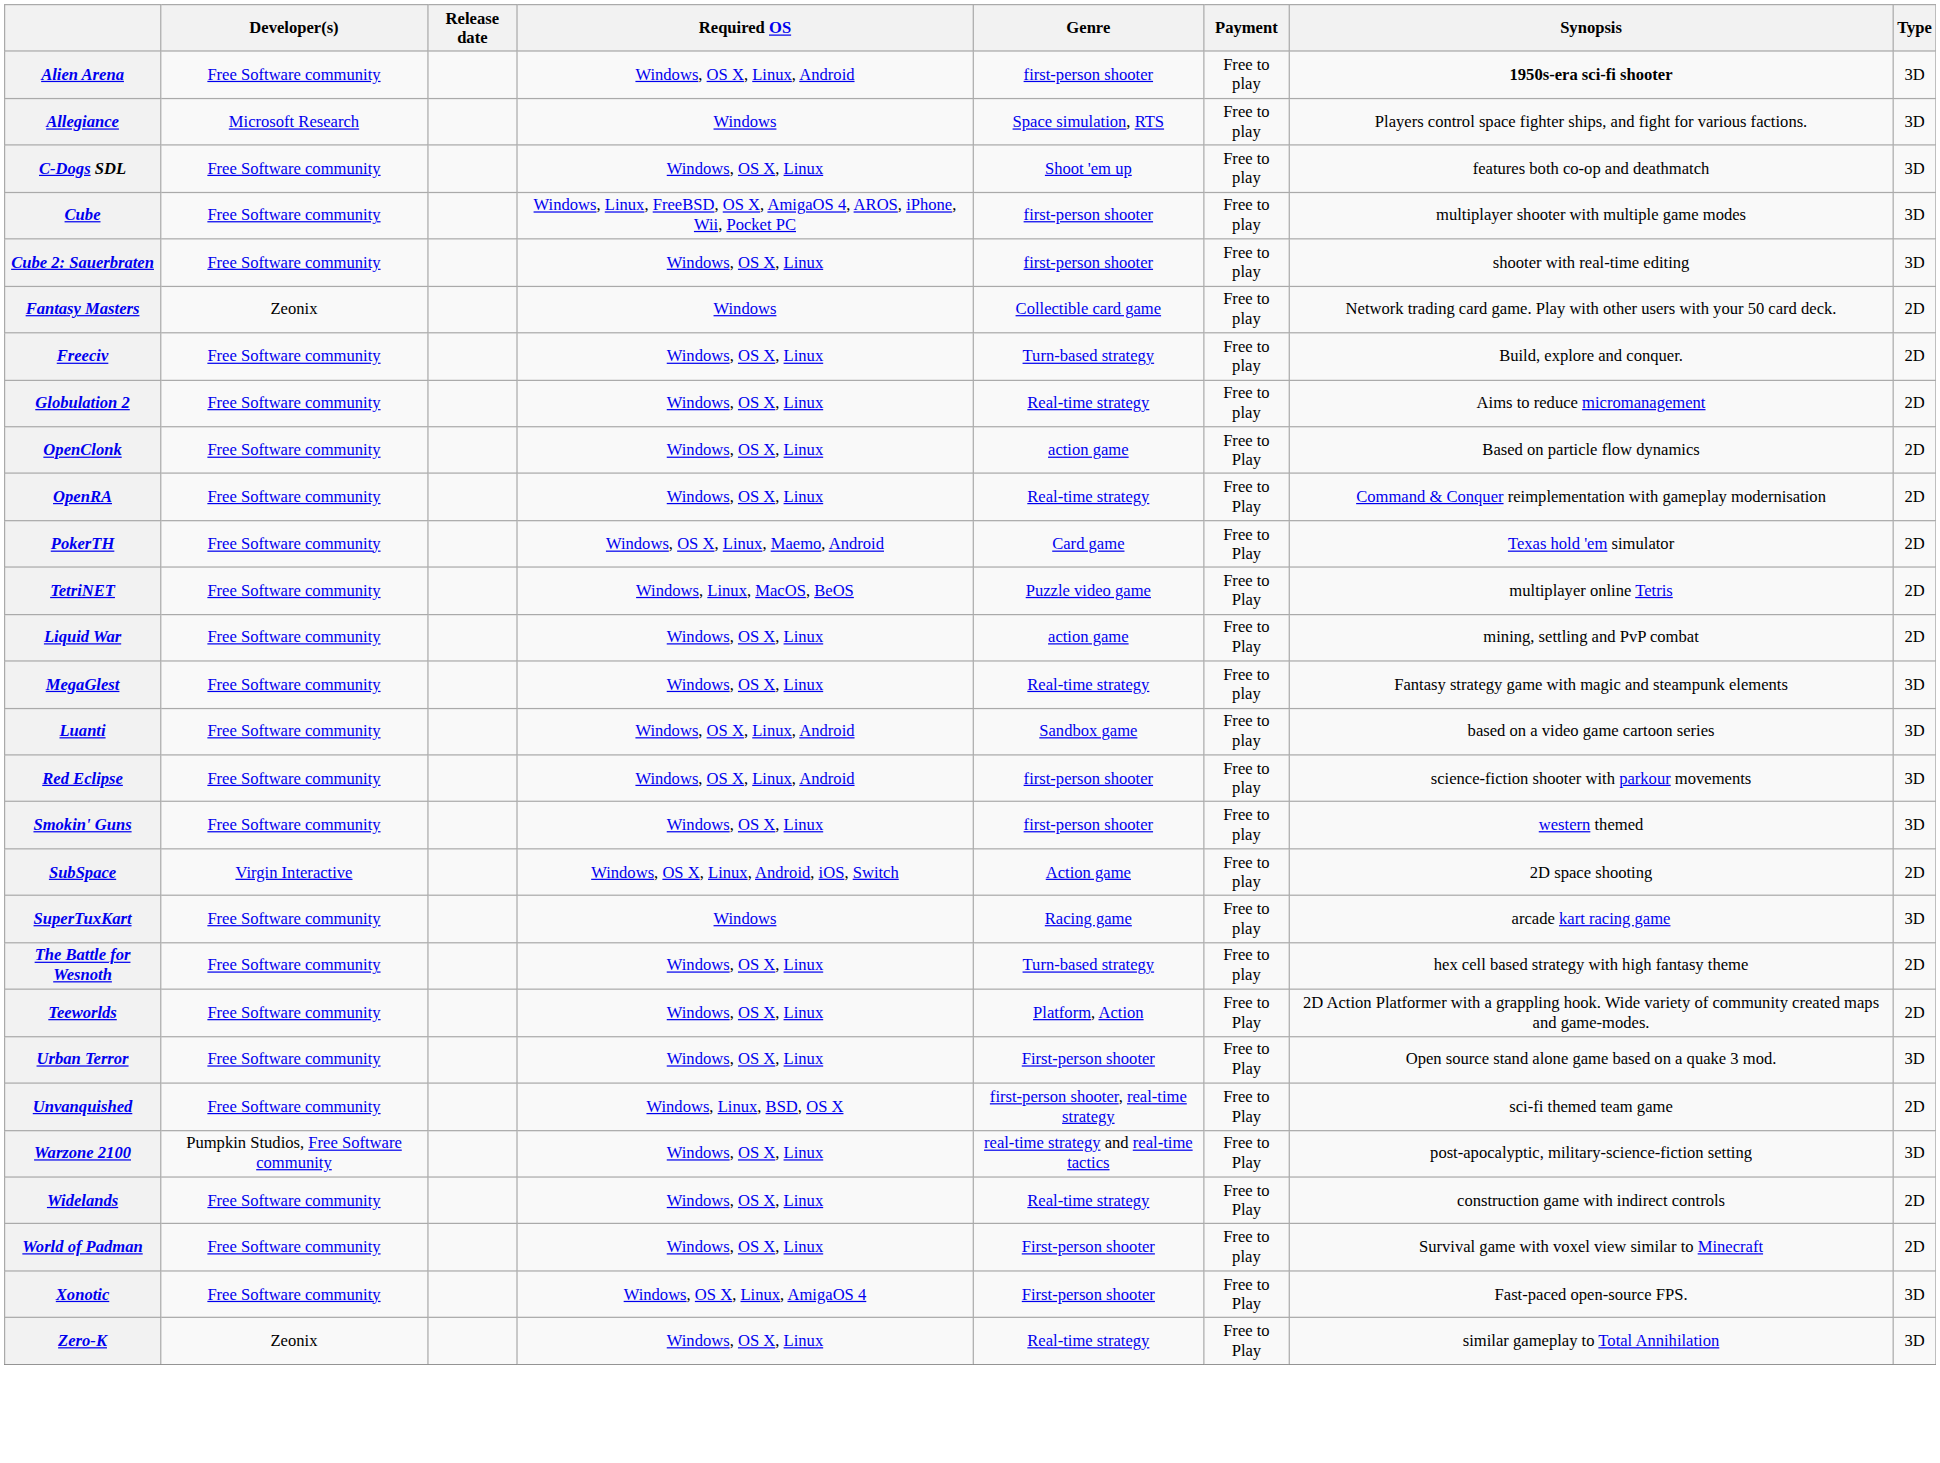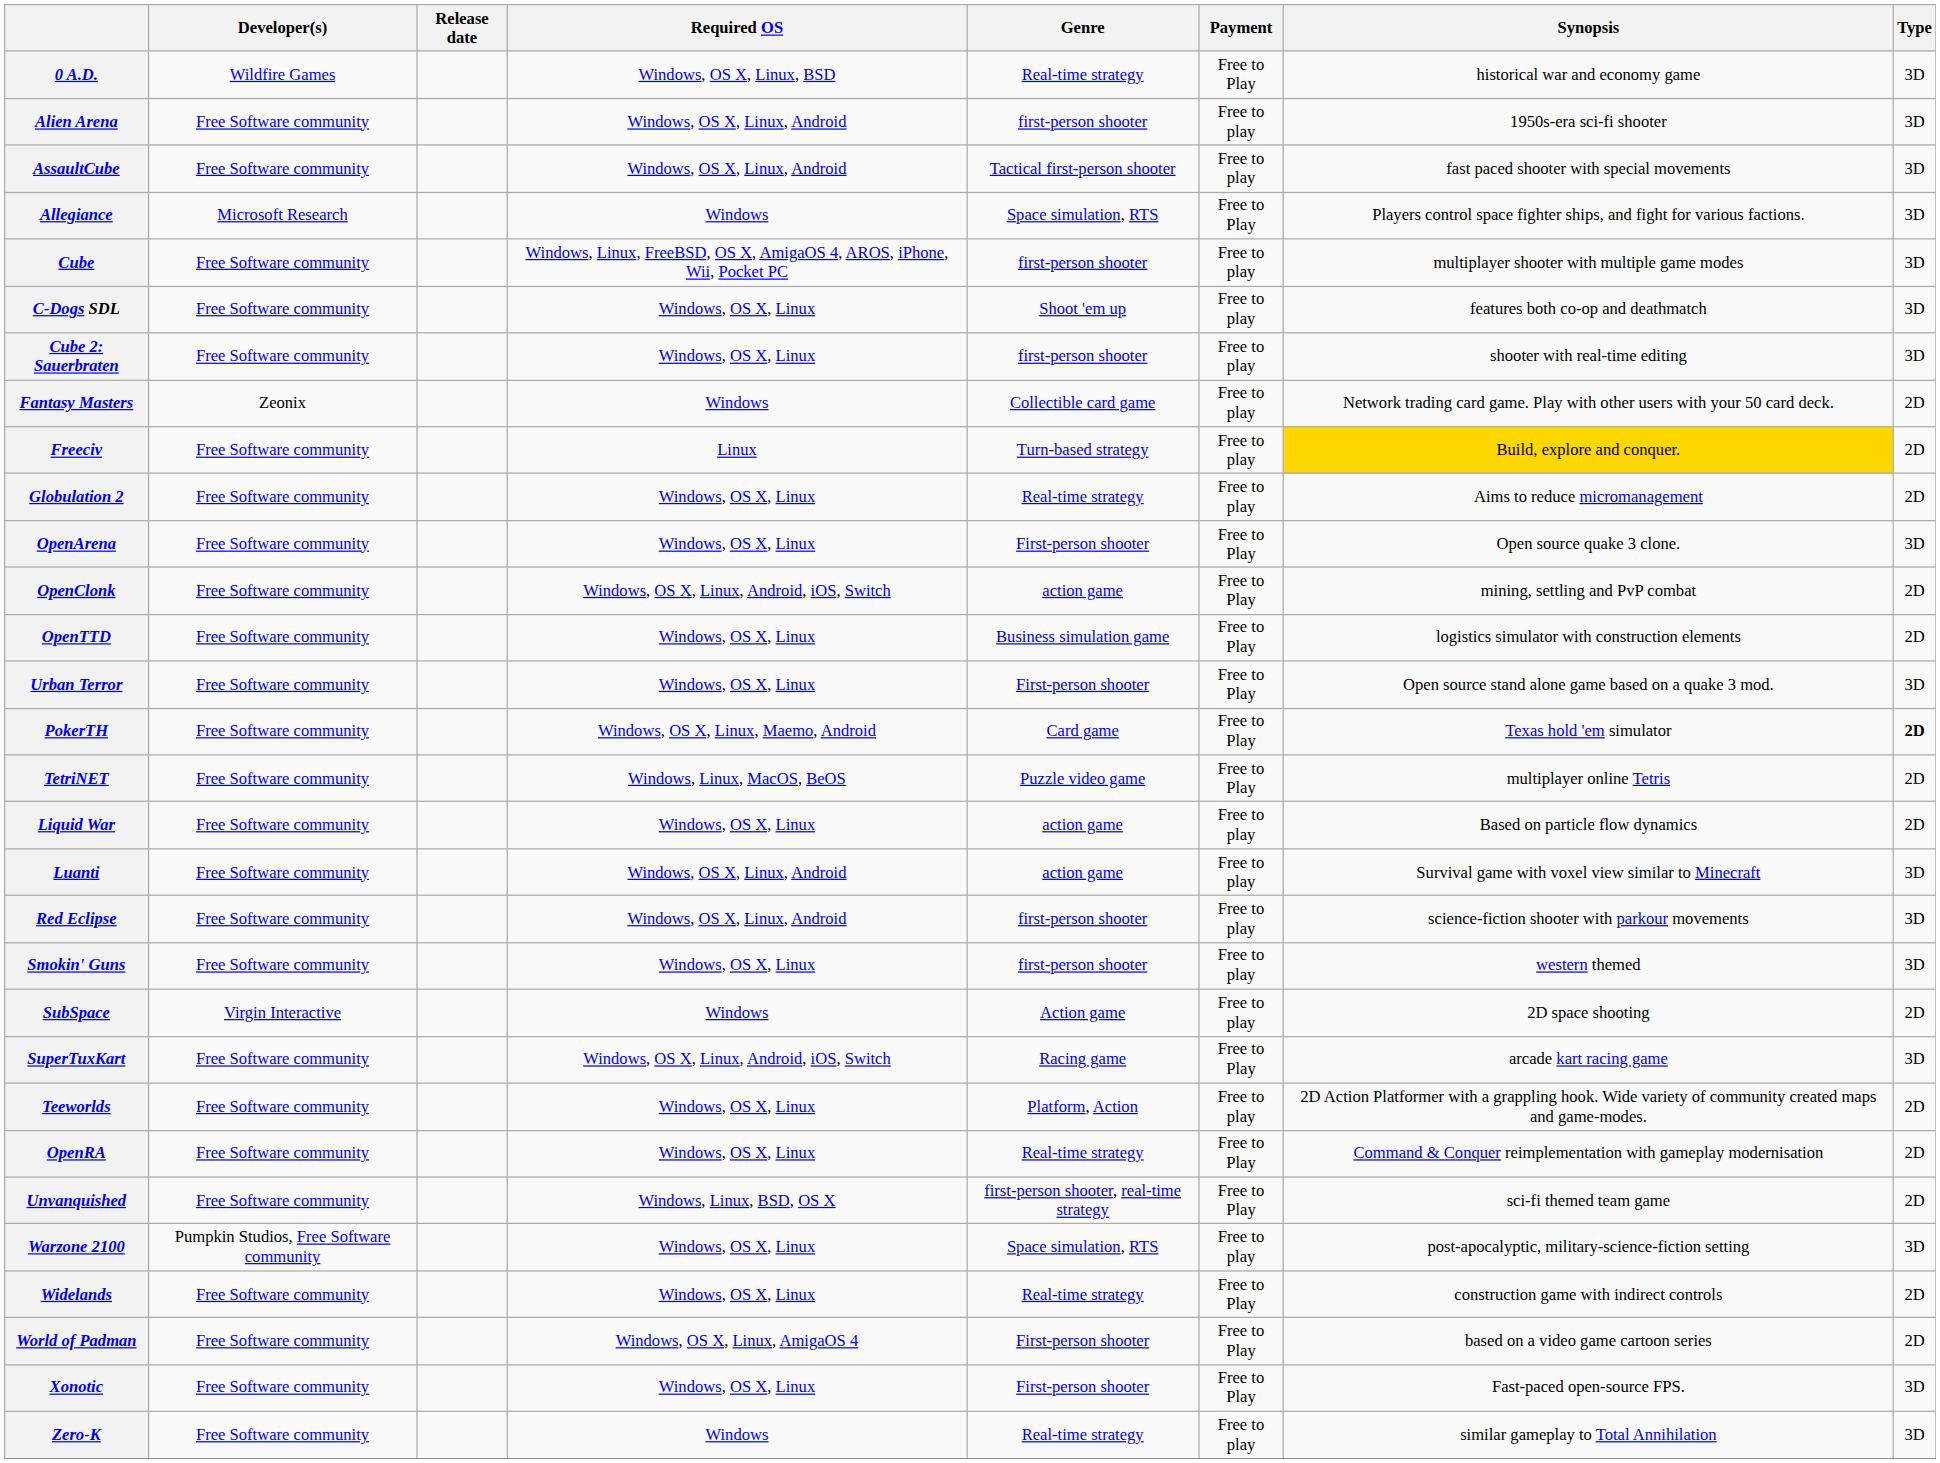+ row: (76, 74)
(1591, 74) bold -> (1588, 121) normal
+ row: (76, 168)
(1246, 121) Free to play -> (1241, 215) Free to Play
rows swapped: (83, 168) <-> (83, 215)
(745, 355) Windows, OS X, Linux -> (737, 449) Linux
(1591, 355) no background -> (1588, 449) gold background
+ row: (76, 543)
(745, 449) Windows, OS X, Linux -> (737, 590) Windows, OS X, Linux, Android, iOS, Switch
(1591, 449) Based on particle flow dynamics -> (1588, 590) mining, settling and PvP combat
+ row: (76, 637)
rows swapped: (83, 496) <-> (83, 1059)
(1915, 543) normal -> (1915, 730) bold
(1246, 637) Free to Play -> (1241, 824) Free to play
(1591, 637) mining, settling and PvP combat -> (1588, 824) Based on particle flow dynamics
- row: (83, 684)
(1088, 730) Sandbox game -> (1083, 871) action game
(1591, 730) based on a video game cartoon series -> (1588, 871) Survival game with voxel view similar to Minecraft
(745, 871) Windows, OS X, Linux, Android, iOS, Switch -> (737, 1012) Windows
(745, 918) Windows -> (737, 1059) Windows, OS X, Linux, Android, iOS, Switch
(1246, 918) Free to play -> (1241, 1059) Free to Play
- row: (83, 965)
(1246, 1012) Free to Play -> (1241, 1106) Free to play
(1088, 1152) real-time strategy and real-time tactics -> (1083, 1246) Space simulation, RTS
(1246, 1152) Free to Play -> (1241, 1246) Free to play
(745, 1246) Windows, OS X, Linux -> (737, 1340) Windows, OS X, Linux, AmigaOS 4
(1246, 1246) Free to play -> (1241, 1340) Free to Play
(1591, 1246) Survival game with voxel view similar to Minecraft -> (1588, 1340) based on a video game cartoon series
(745, 1293) Windows, OS X, Linux, AmigaOS 4 -> (737, 1387) Windows, OS X, Linux
(294, 1340) Zeonix -> (283, 1434) Free Software community
(745, 1340) Windows, OS X, Linux -> (737, 1434) Windows
(1246, 1340) Free to Play -> (1241, 1434) Free to play
